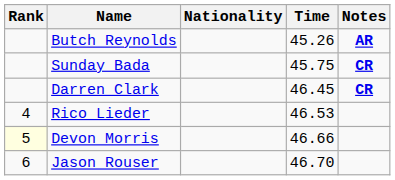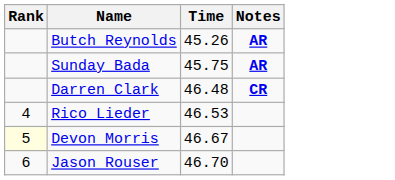- column: (233, 17)
(364, 65) CR -> (258, 65) AR
(312, 90) 46.45 -> (206, 90) 46.48
(312, 139) 46.66 -> (206, 139) 46.67
